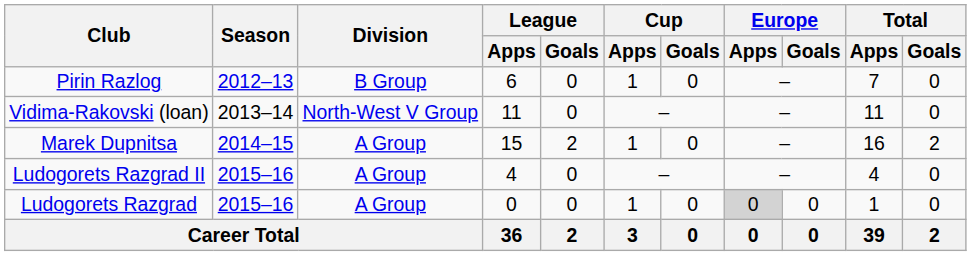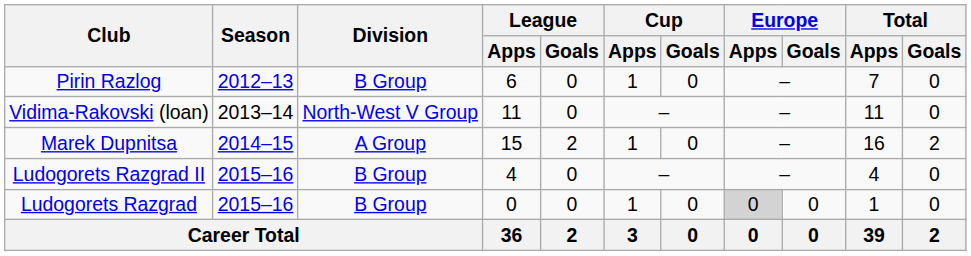(390, 174) A Group -> (390, 174) B Group
(390, 205) A Group -> (390, 205) B Group
